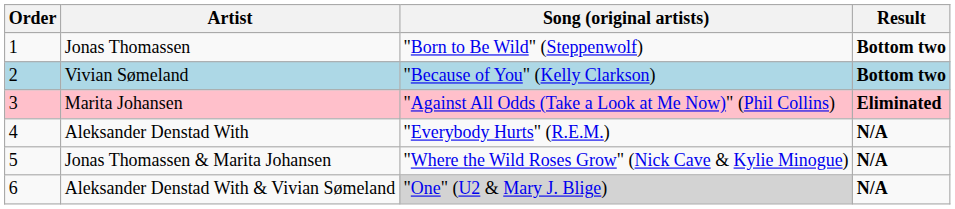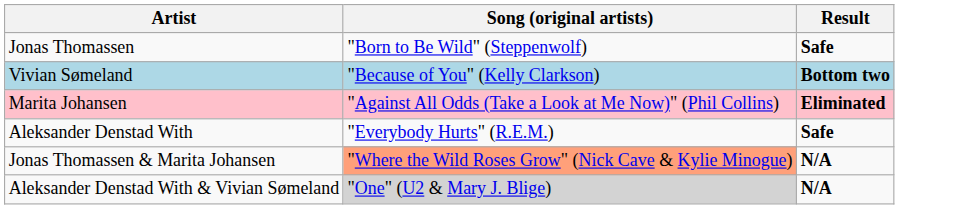- column: (33, 18)
(901, 47) Bottom two -> (817, 47) Safe
(872, 132) N/A -> (817, 132) Safe
(626, 160) no background -> (570, 160) lightsalmon background
